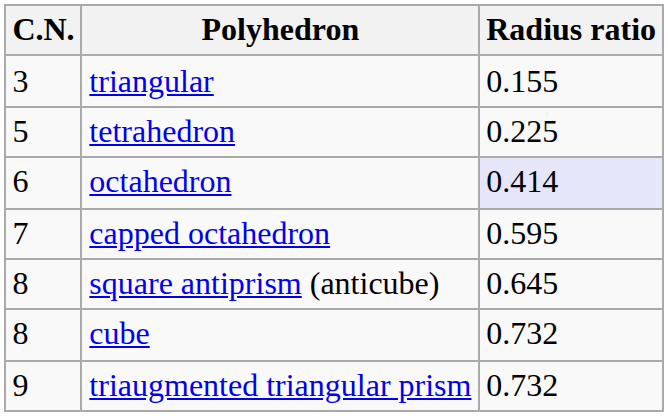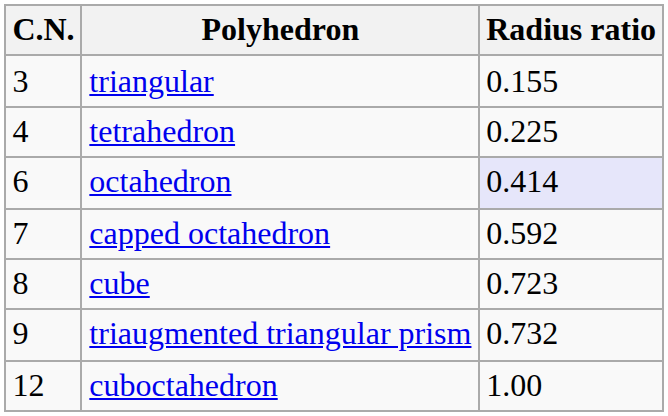(20, 131) 5 -> (20, 131) 4
(522, 232) 0.595 -> (522, 232) 0.592
- row: (264, 283)
(522, 334) 0.732 -> (522, 283) 0.723
+ row: (184, 385)
